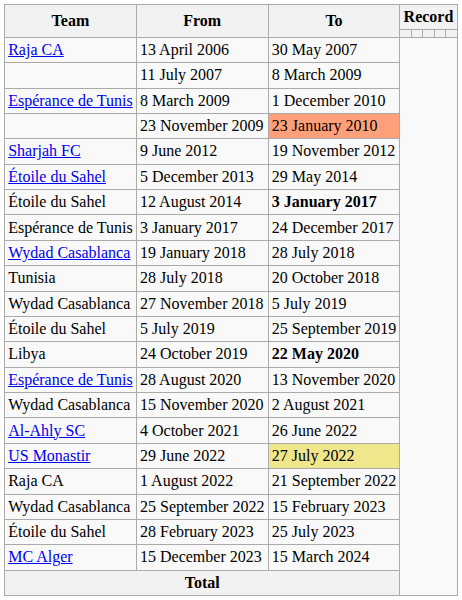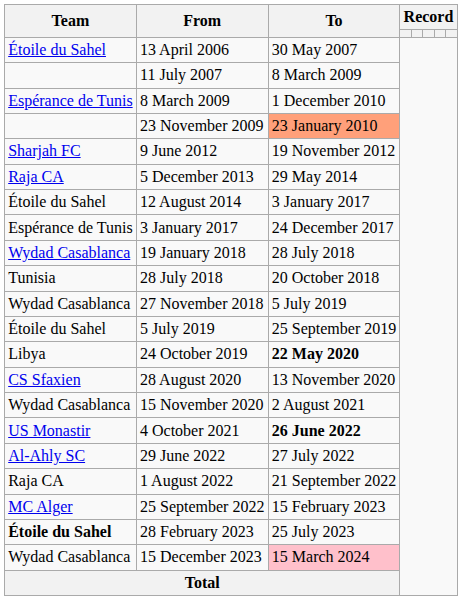(36, 49) Raja CA -> (57, 49) Étoile du Sahel
(57, 176) Étoile du Sahel -> (36, 176) Raja CA
(324, 202) bold -> (321, 202) normal
(70, 379) Espérance de Tunis -> (44, 379) CS Sfaxien
(47, 430) Al-Ahly SC -> (49, 430) US Monastir
(314, 430) normal -> (316, 430) bold
(49, 455) US Monastir -> (47, 455) Al-Ahly SC
(313, 455) khaki background -> (313, 455) no background
(69, 506) Wydad Casablanca -> (40, 506) MC Alger
(57, 532) normal -> (60, 532) bold
(40, 557) MC Alger -> (69, 557) Wydad Casablanca
(321, 557) no background -> (321, 557) pink background
